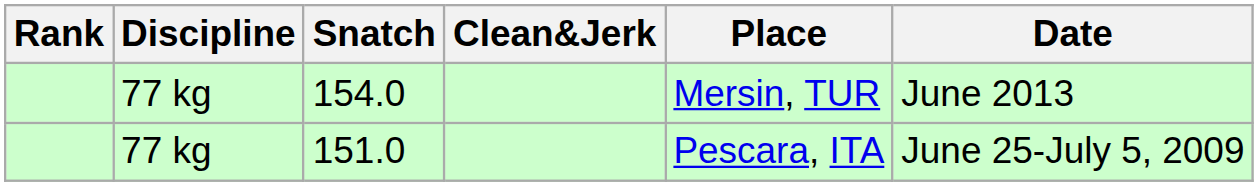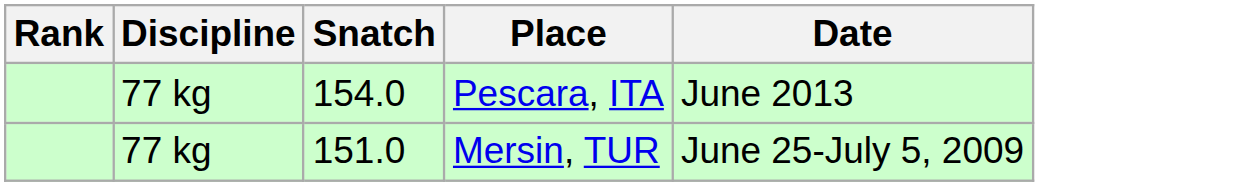- column: (555, 33)
(777, 92) Mersin, TUR -> (558, 92) Pescara, ITA
(779, 151) Pescara, ITA -> (556, 151) Mersin, TUR
